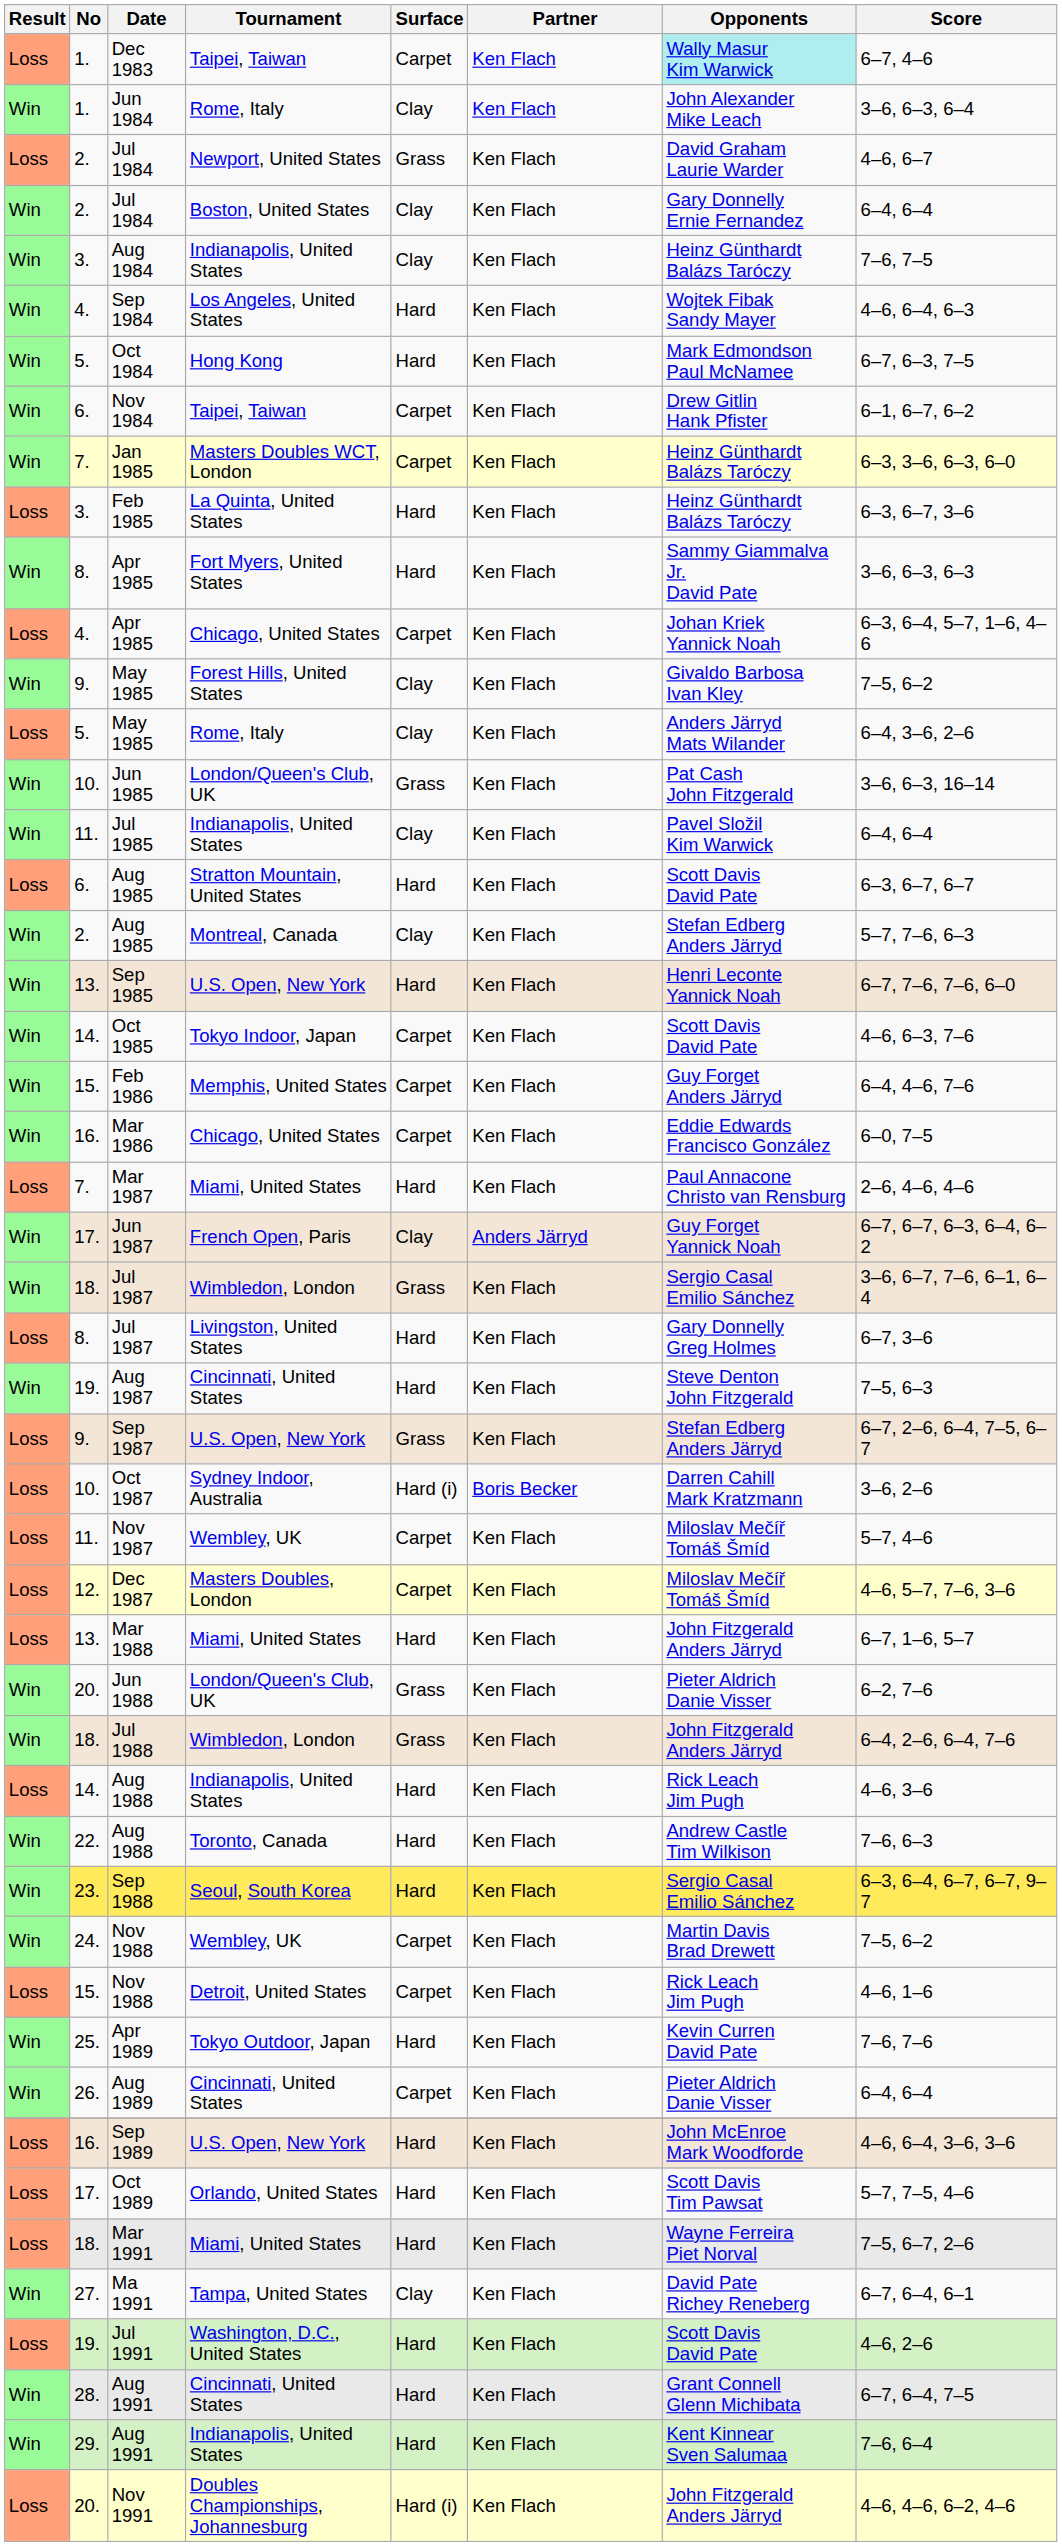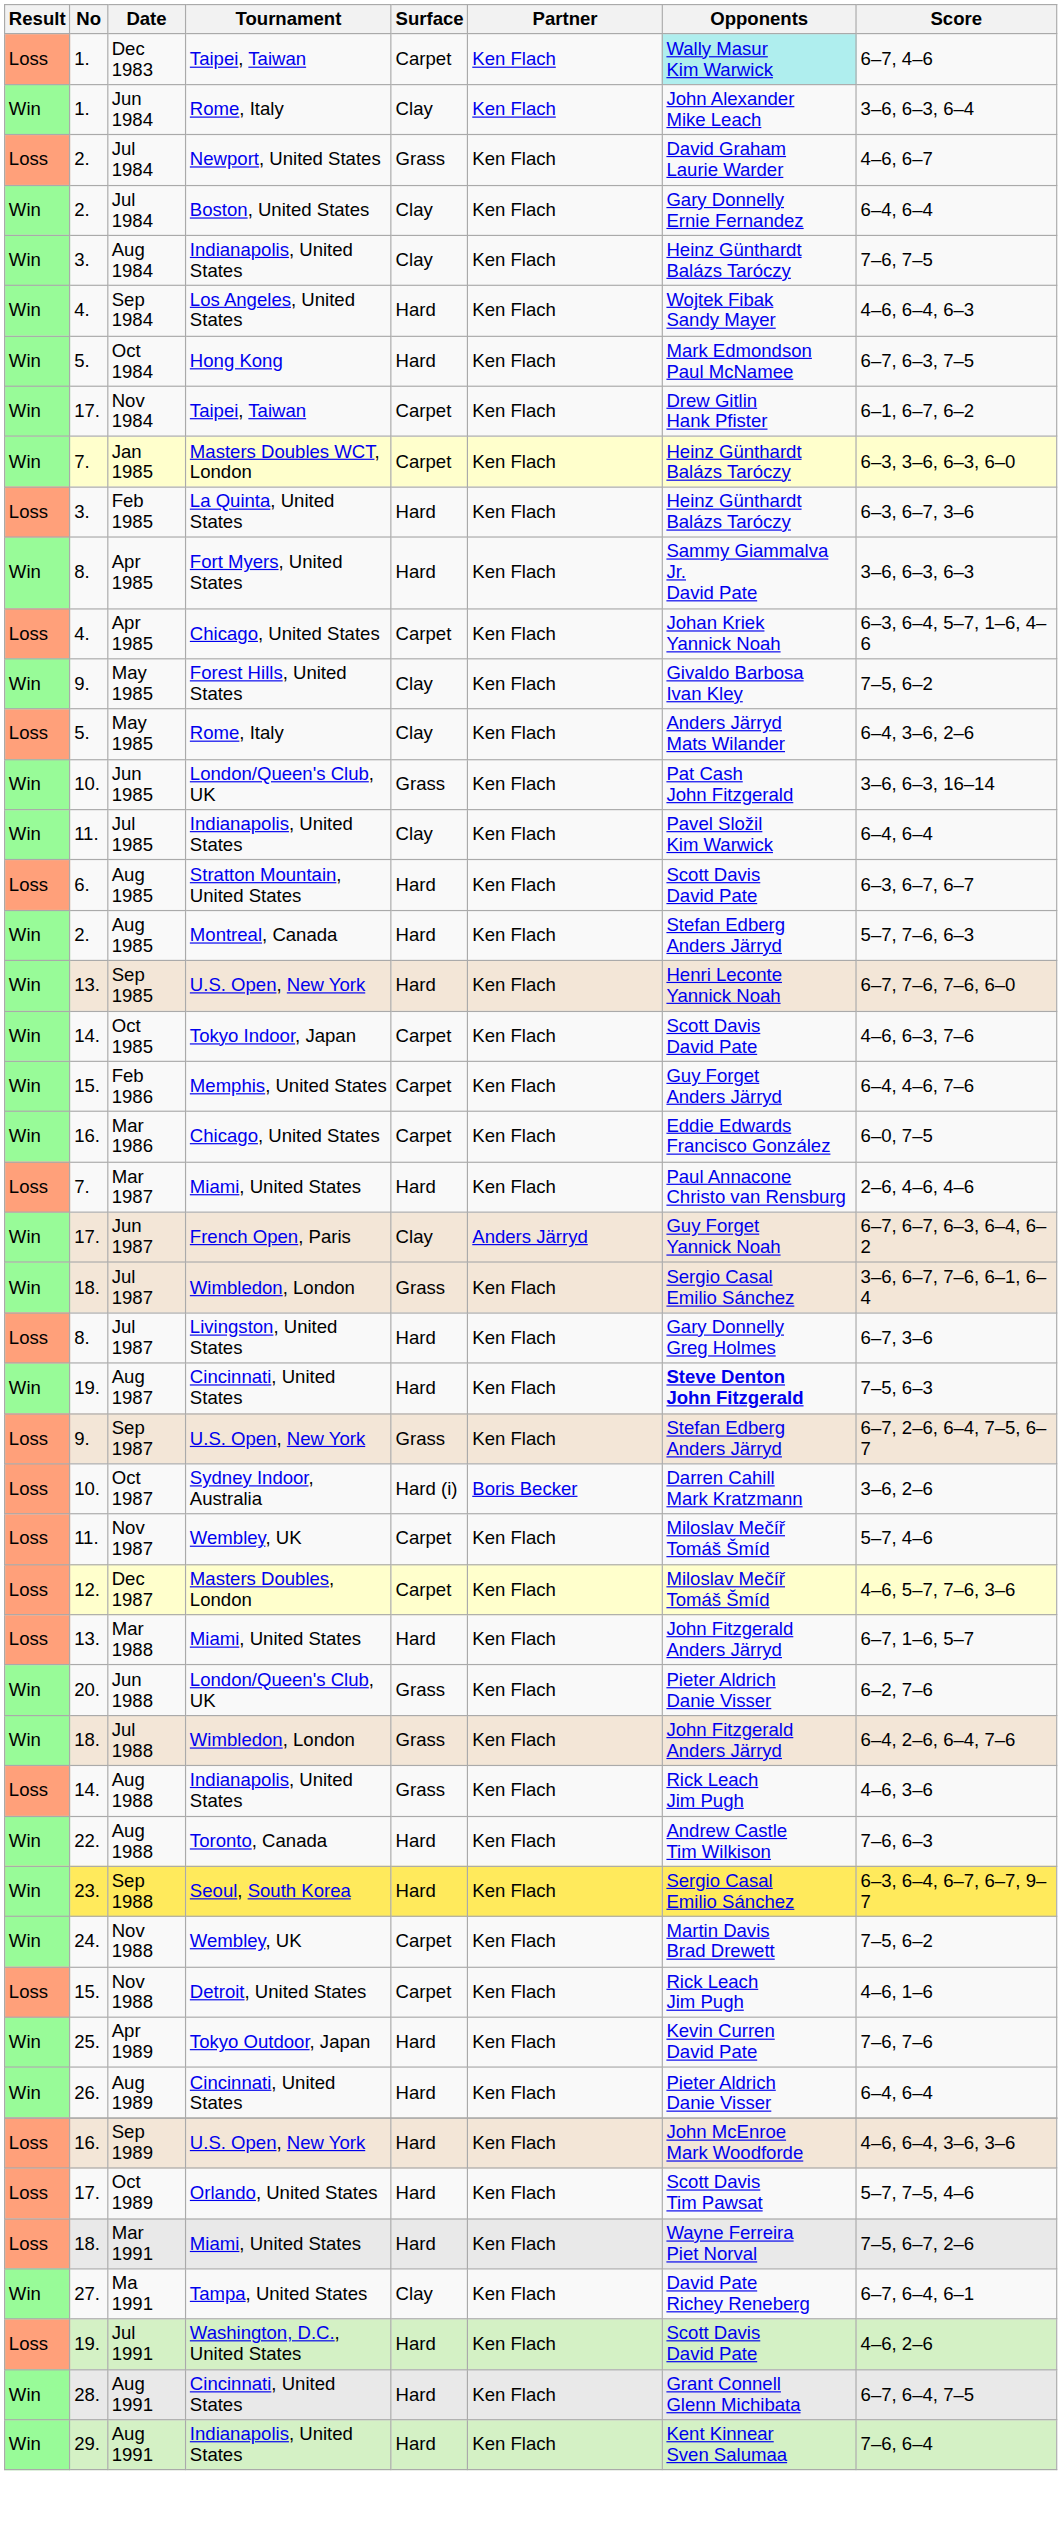(82, 411) 6. -> (87, 411) 17.
(414, 935) Clay -> (416, 935) Hard
(730, 1388) normal -> (735, 1388) bold
(416, 1790) Hard -> (420, 1790) Grass
(423, 2092) Carpet -> (416, 2092) Hard
- row: (132, 2505)
